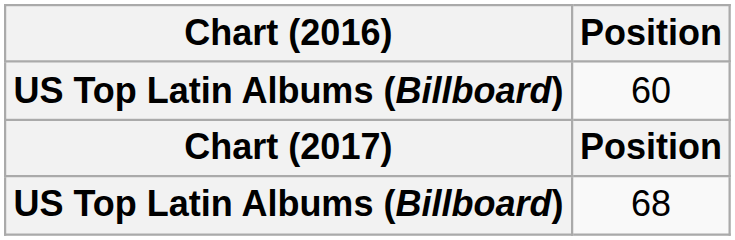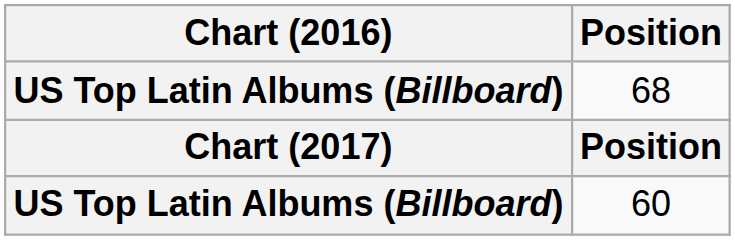rows swapped: (651, 90) <-> (651, 204)
